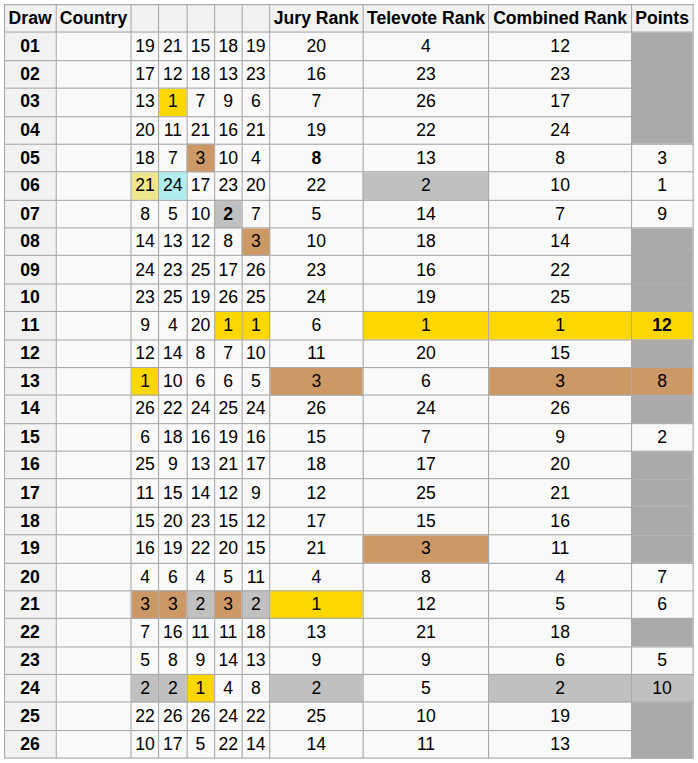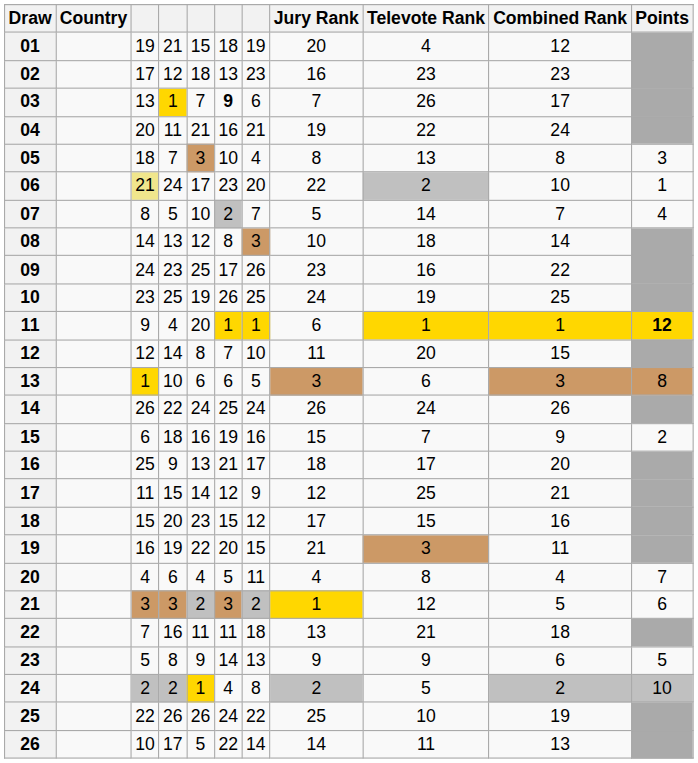(228, 102) normal -> (228, 102) bold
(316, 158) bold -> (316, 158) normal
(173, 185) paleturquoise background -> (173, 185) no background
(228, 213) bold -> (228, 213) normal
(662, 213) 9 -> (662, 213) 4
